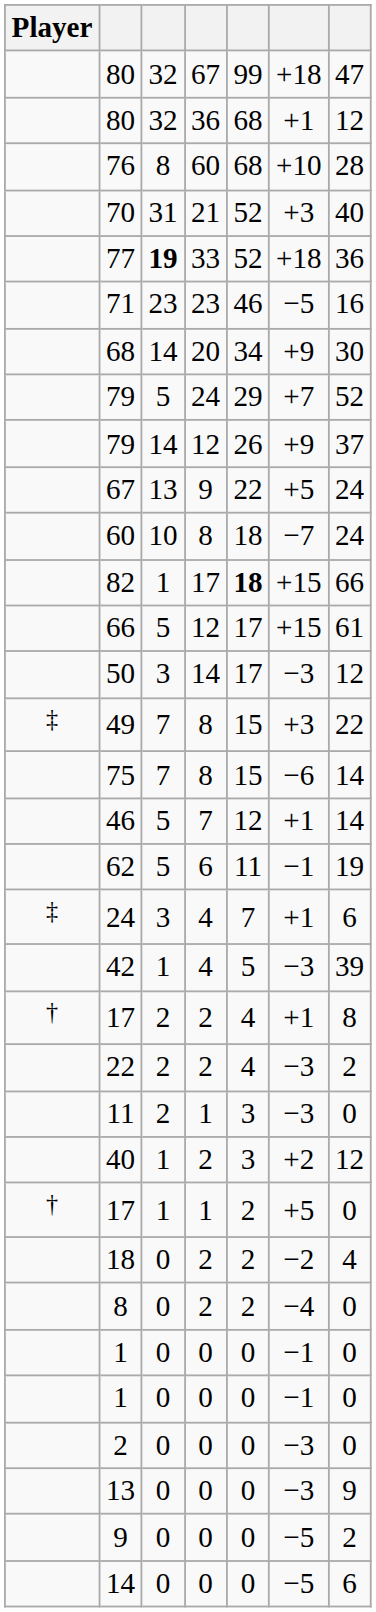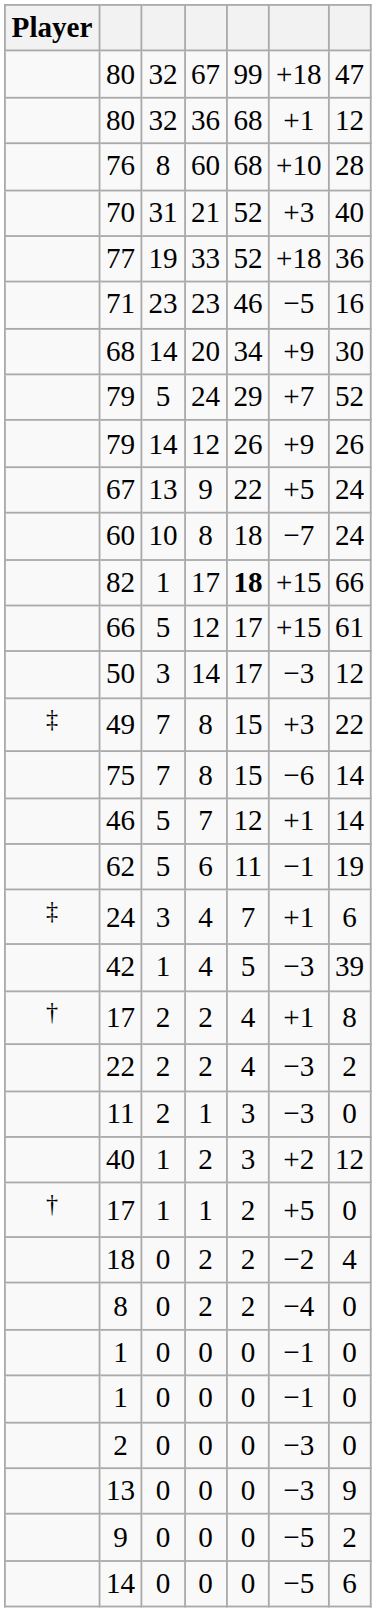(163, 258) bold -> (163, 258) normal
(350, 443) 37 -> (350, 443) 26
